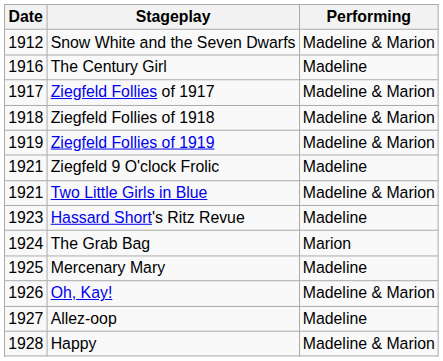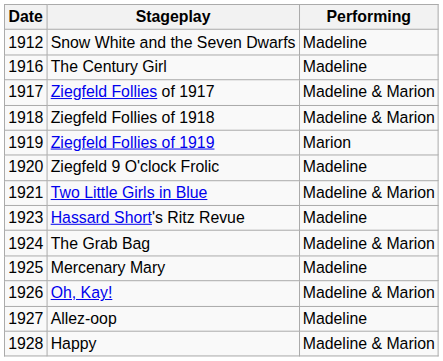(369, 42) Madeline & Marion -> (335, 42) Madeline
(369, 142) Madeline & Marion -> (327, 142) Marion
(26, 167) 1921 -> (26, 167) 1920
(327, 243) Marion -> (369, 243) Madeline & Marion
